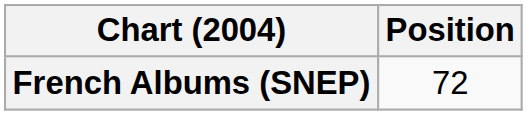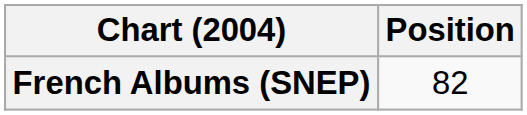(450, 82) 72 -> (450, 82) 82
